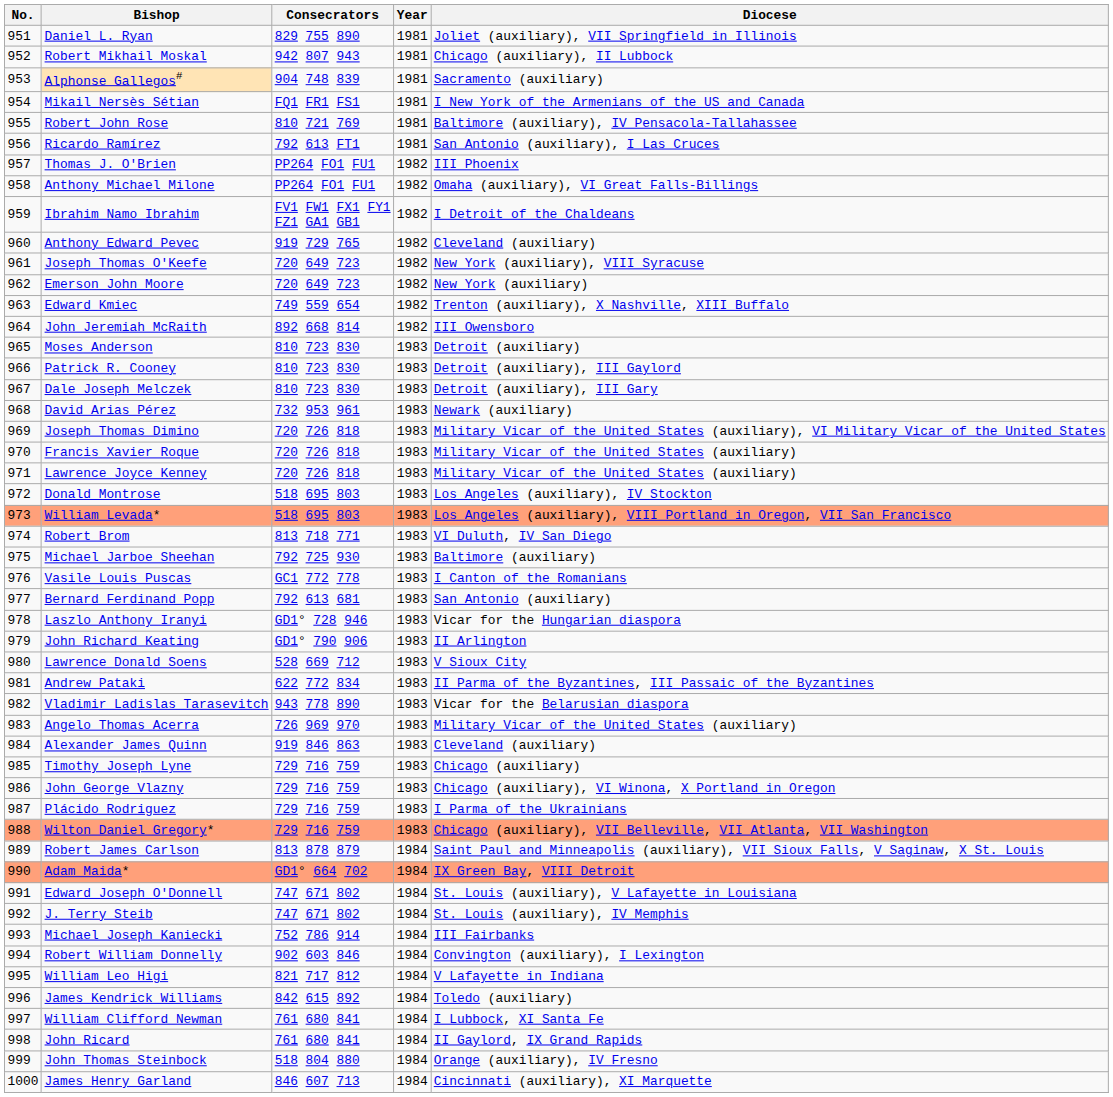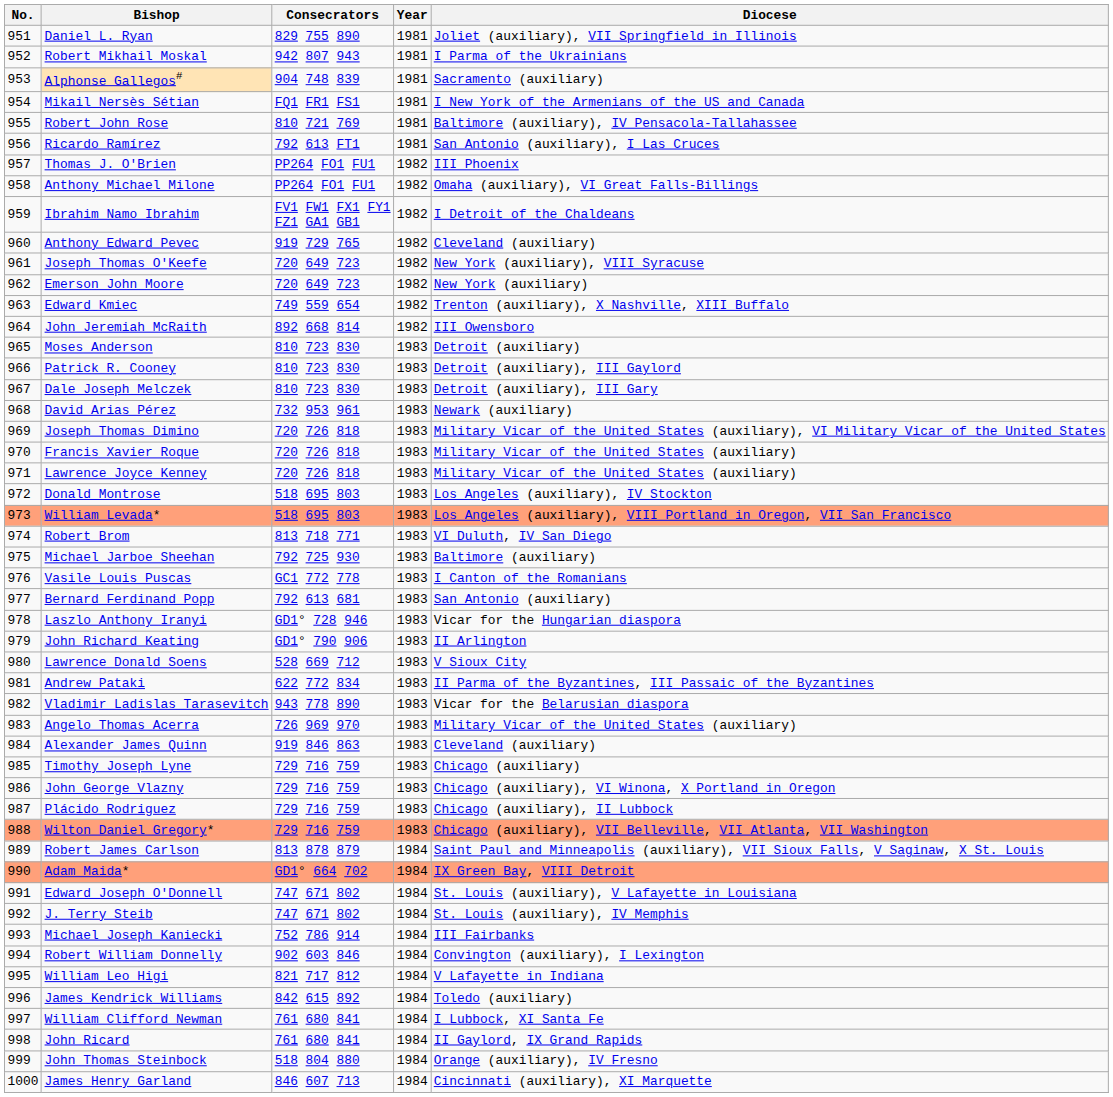(553, 57) Chicago (auxiliary), II Lubbock -> (530, 57) I Parma of the Ukrainians
(530, 809) I Parma of the Ukrainians -> (553, 809) Chicago (auxiliary), II Lubbock
